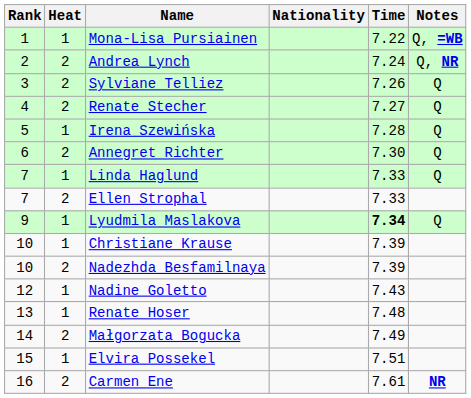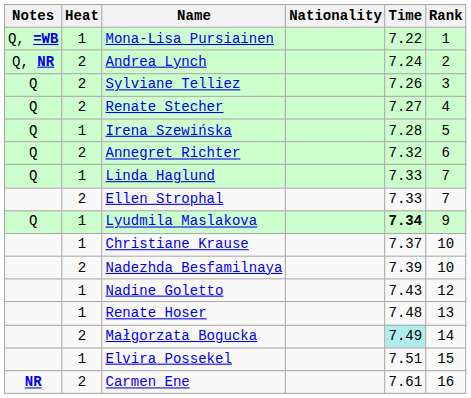columns swapped: (25, 16) <-> (437, 16)
(389, 153) 7.30 -> (405, 153) 7.32
(389, 245) 7.39 -> (405, 245) 7.37
(389, 336) no background -> (405, 336) paleturquoise background
